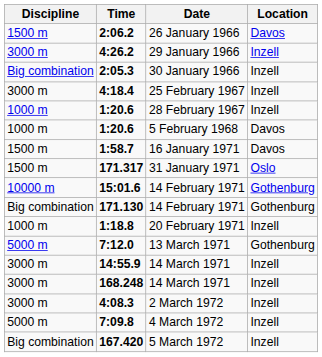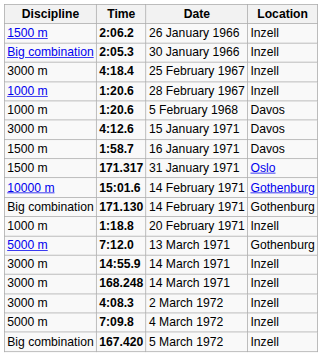(268, 33) Davos -> (265, 33) Inzell
- row: (117, 52)
+ row: (117, 129)
